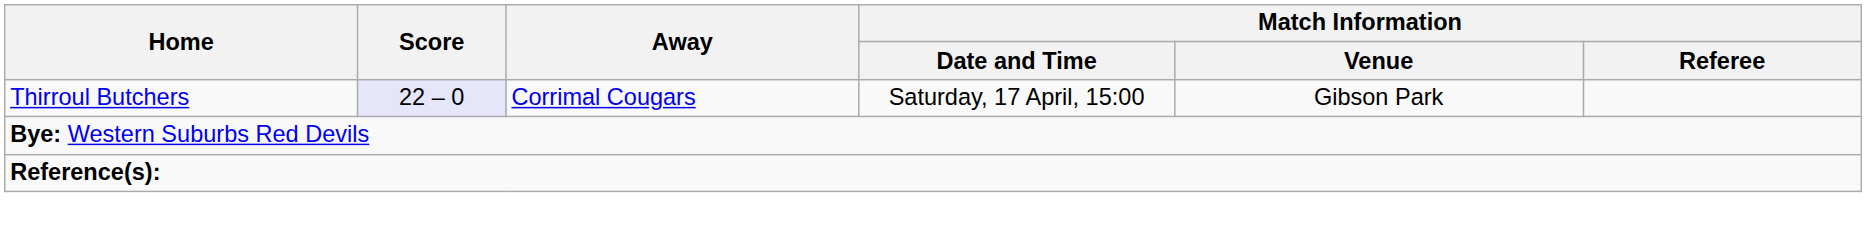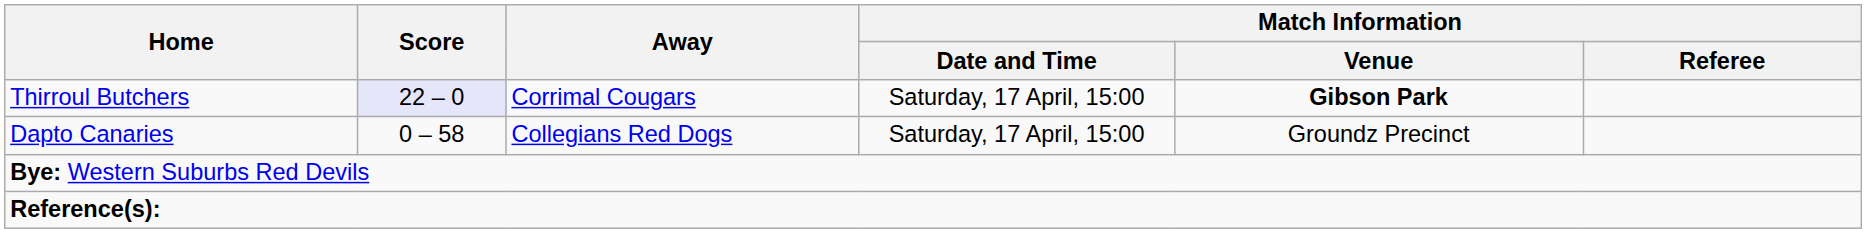(1379, 97) normal -> (1379, 97) bold
+ row: (92, 135)
